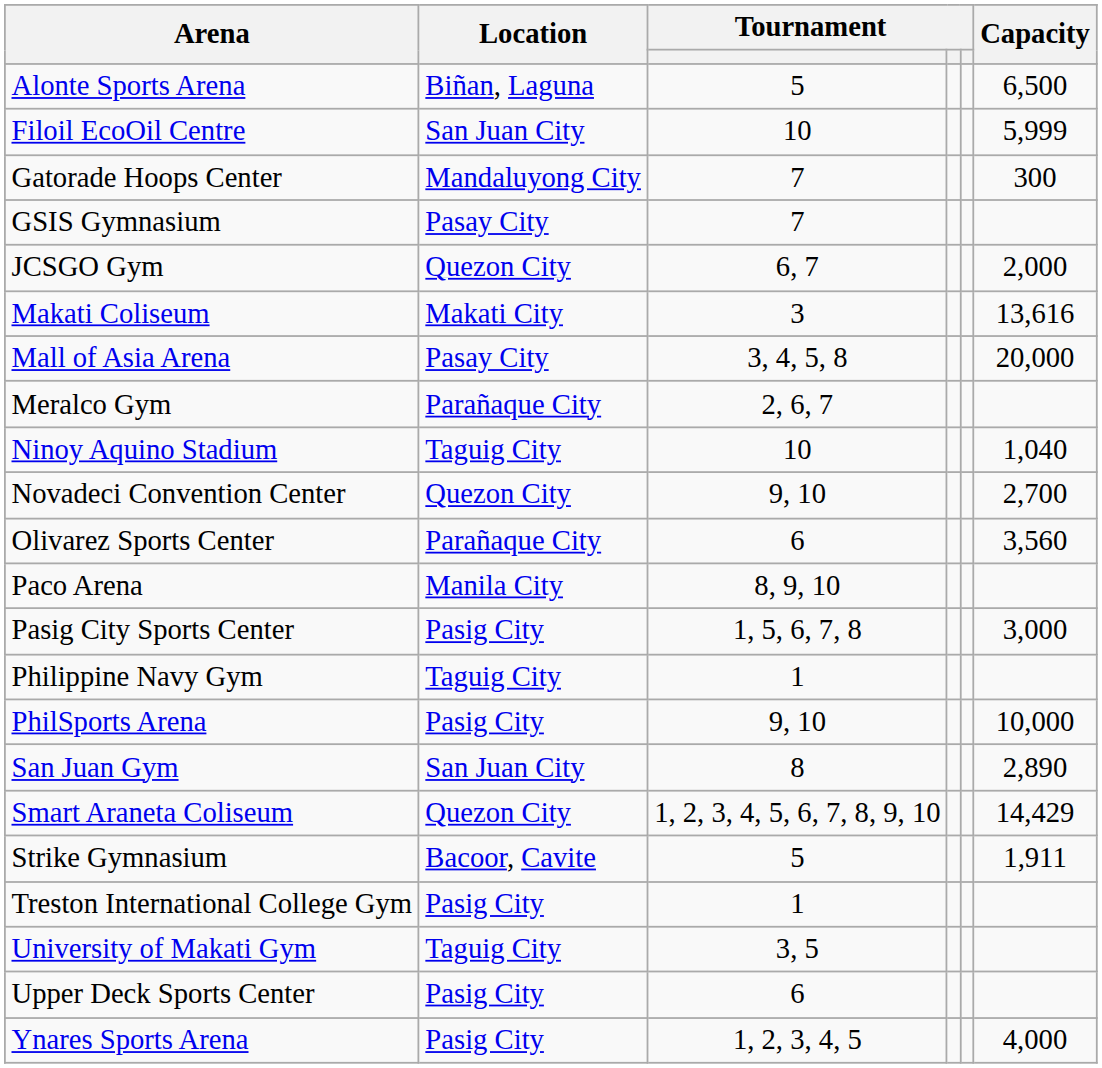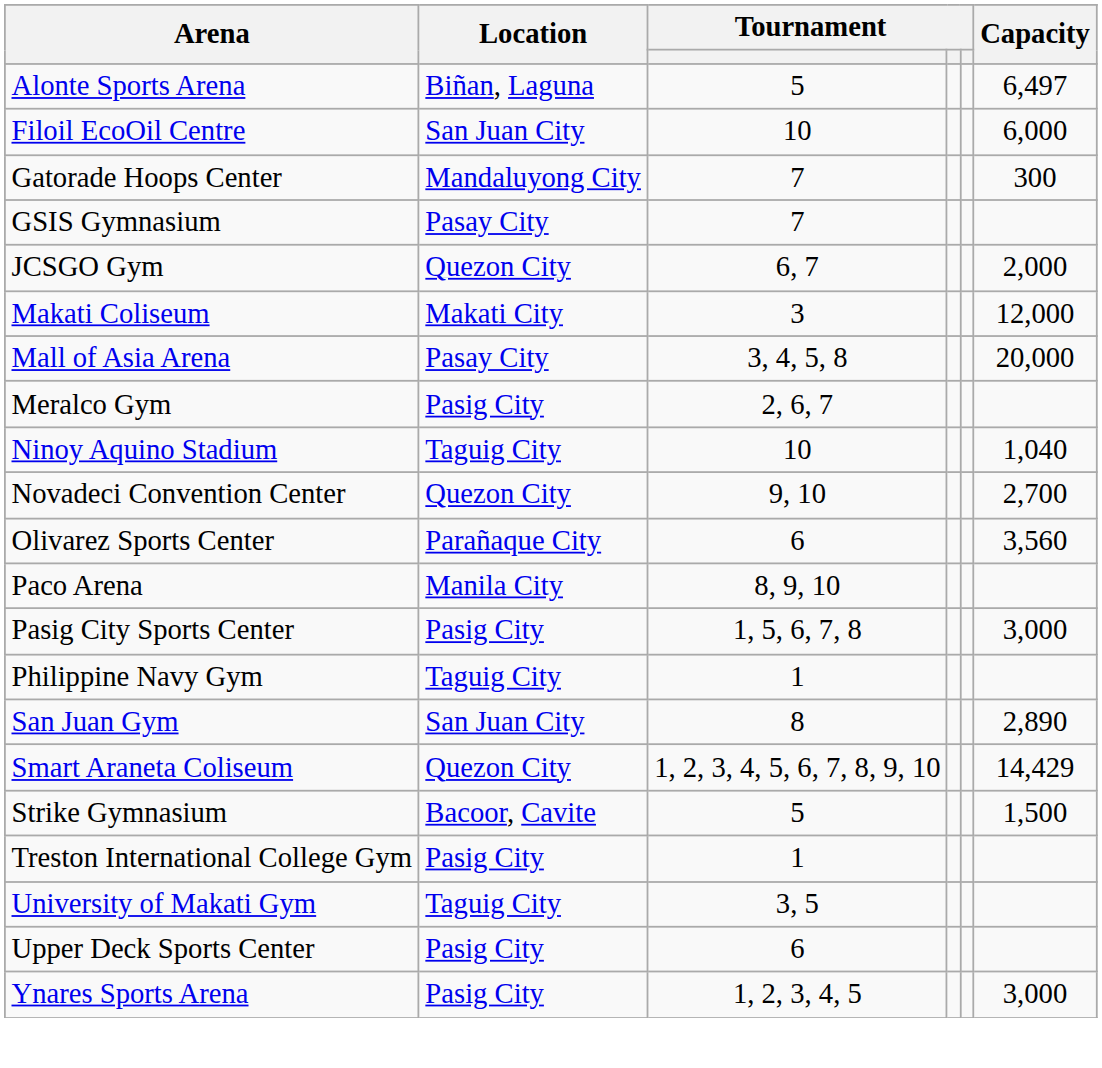(1035, 85) 6,500 -> (1035, 85) 6,497
(1035, 131) 5,999 -> (1035, 131) 6,000
(1035, 312) 13,616 -> (1035, 312) 12,000
(513, 403) Parañaque City -> (485, 403) Pasig City
- row: (109, 721)
(1035, 857) 1,911 -> (1035, 812) 1,500
(1035, 1039) 4,000 -> (1035, 994) 3,000
